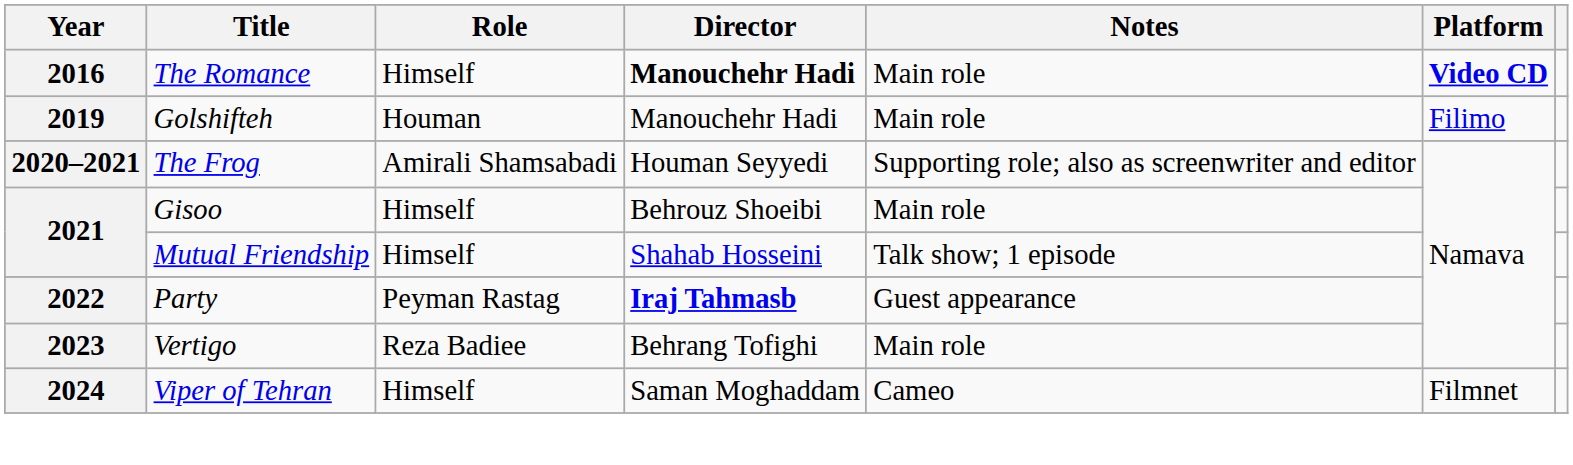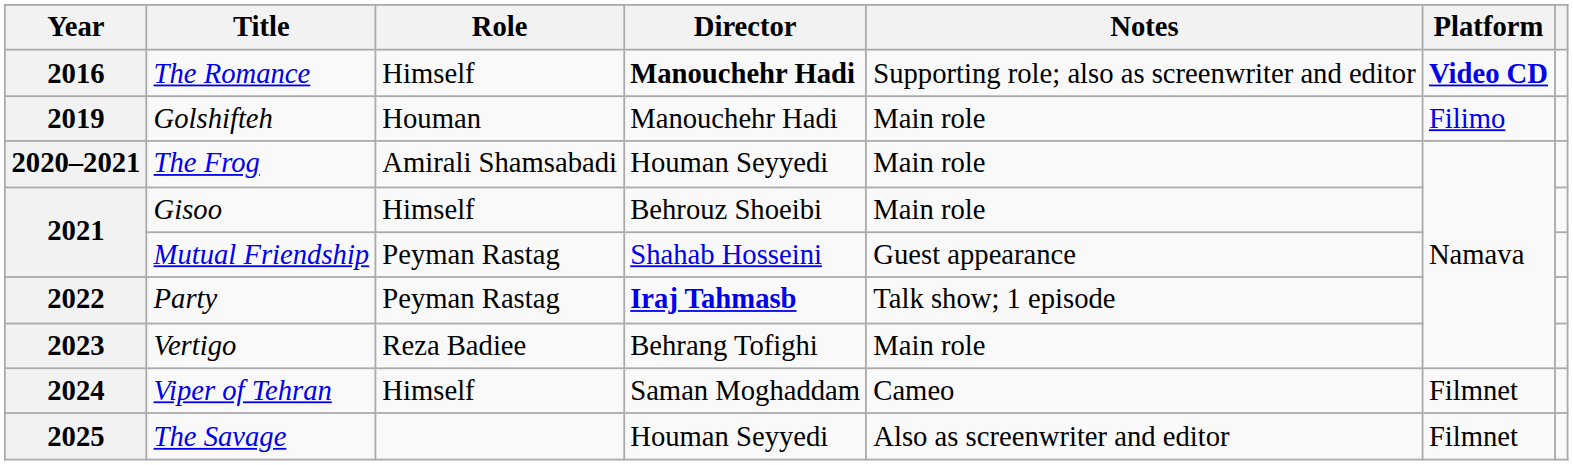(929, 72) Main role -> (1145, 72) Supporting role; also as screenwriter and editor
(1145, 163) Supporting role; also as screenwriter and editor -> (929, 163) Main role
(428, 254) Himself -> (471, 254) Peyman Rastag
(994, 254) Talk show; 1 episode -> (975, 254) Guest appearance
(975, 299) Guest appearance -> (994, 299) Talk show; 1 episode
+ row: (220, 436)
